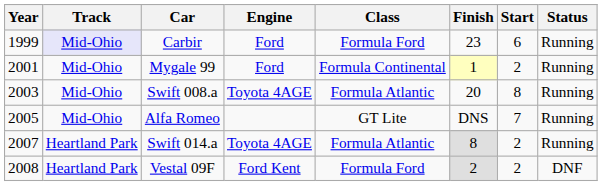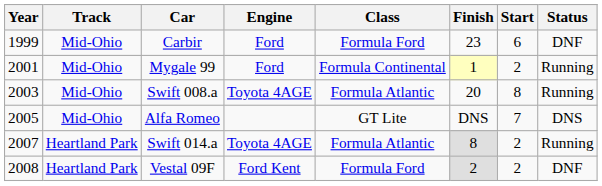(92, 42) lavender background -> (92, 42) no background
(567, 42) Running -> (567, 42) DNF
(567, 118) Running -> (567, 118) DNS
